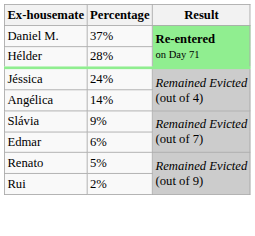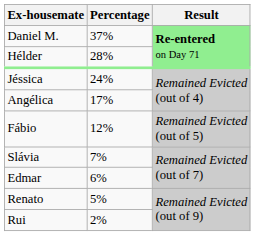(102, 100) 14% -> (102, 100) 17%
+ row: (22, 129)
(98, 121) 9% -> (98, 157) 7%
